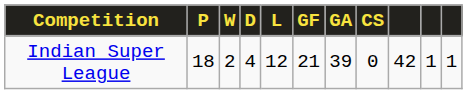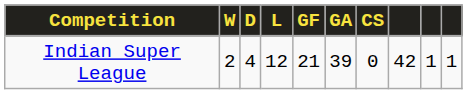- column: (203, 20)
